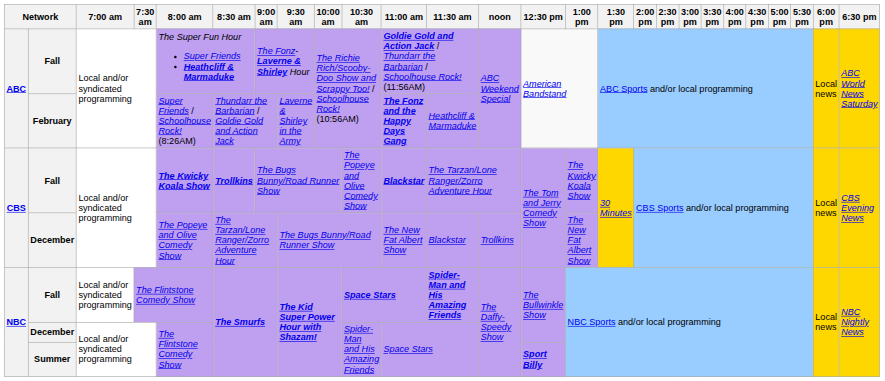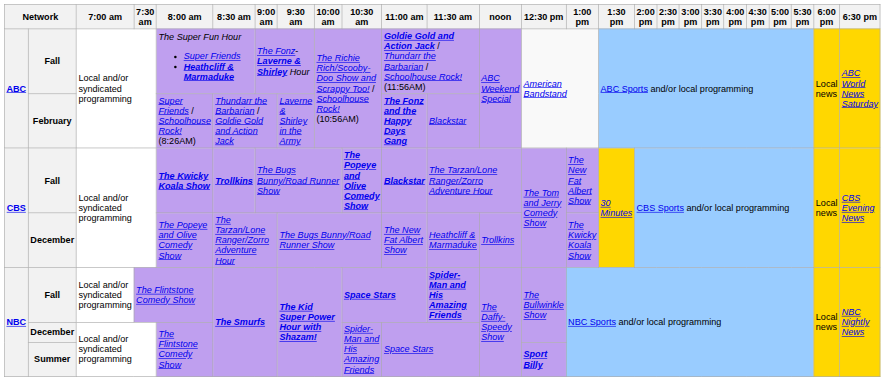(452, 121) Heathcliff & Marmaduke -> (448, 121) Blackstar
(361, 181) normal -> (362, 181) bold
(582, 181) The Kwicky Koala Show -> (580, 181) The New Fat Albert Show
(447, 241) Blackstar -> (453, 241) Heathcliff & Marmaduke
(579, 241) The New Fat Albert Show -> (582, 241) The Kwicky Koala Show
